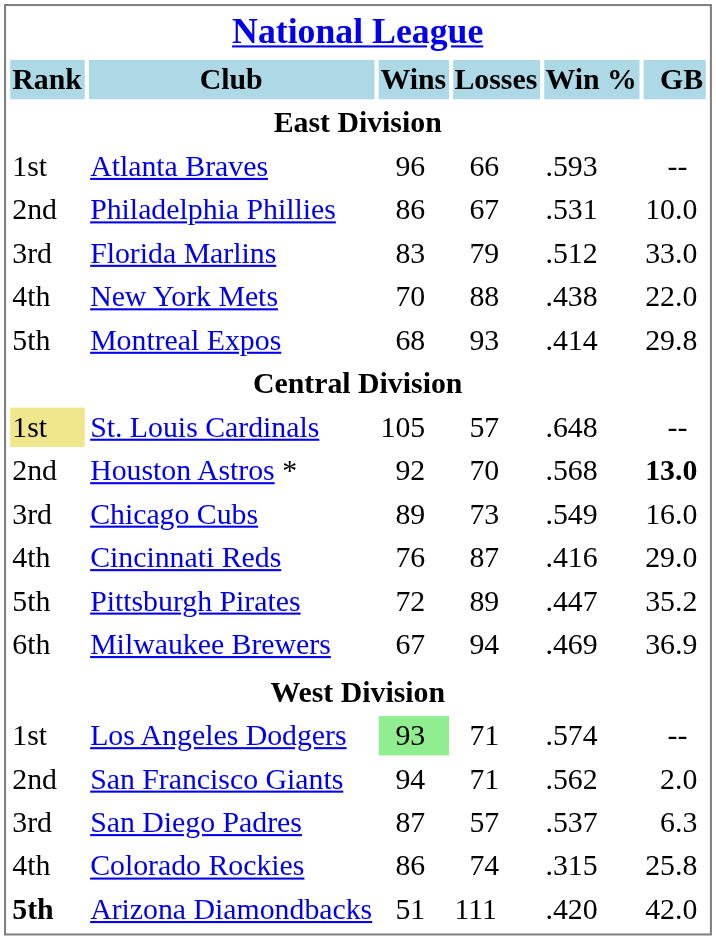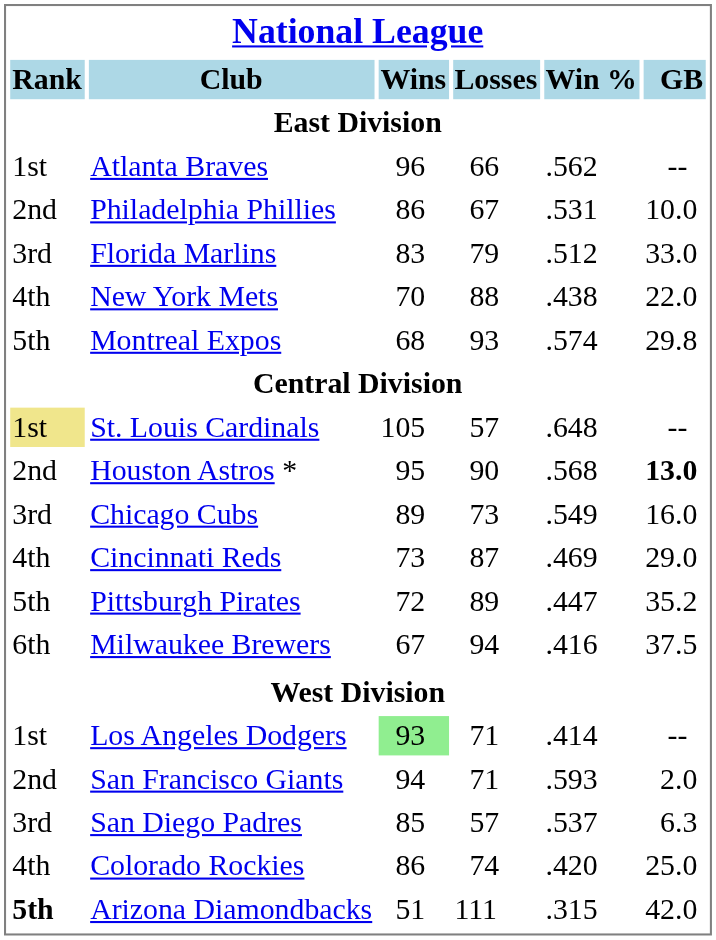(572, 165) .593 -> (572, 165) .562
(572, 339) .414 -> (572, 339) .574
(403, 470) 92 -> (403, 470) 95
(477, 470) 70 -> (477, 470) 90
(403, 557) 76 -> (403, 557) 73
(572, 557) .416 -> (572, 557) .469
(572, 644) .469 -> (572, 644) .416
(671, 644) 36.9 -> (671, 644) 37.5
(572, 735) .574 -> (572, 735) .414
(572, 778) .562 -> (572, 778) .593
(403, 822) 87 -> (403, 822) 85
(572, 865) .315 -> (572, 865) .420
(671, 865) 25.8 -> (671, 865) 25.0
(572, 909) .420 -> (572, 909) .315
